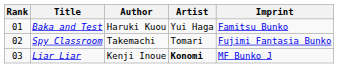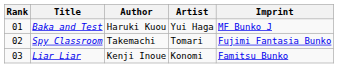(253, 26) Famitsu Bunko -> (245, 26) MF Bunko J
(187, 56) bold -> (187, 56) normal
(245, 56) MF Bunko J -> (253, 56) Famitsu Bunko
